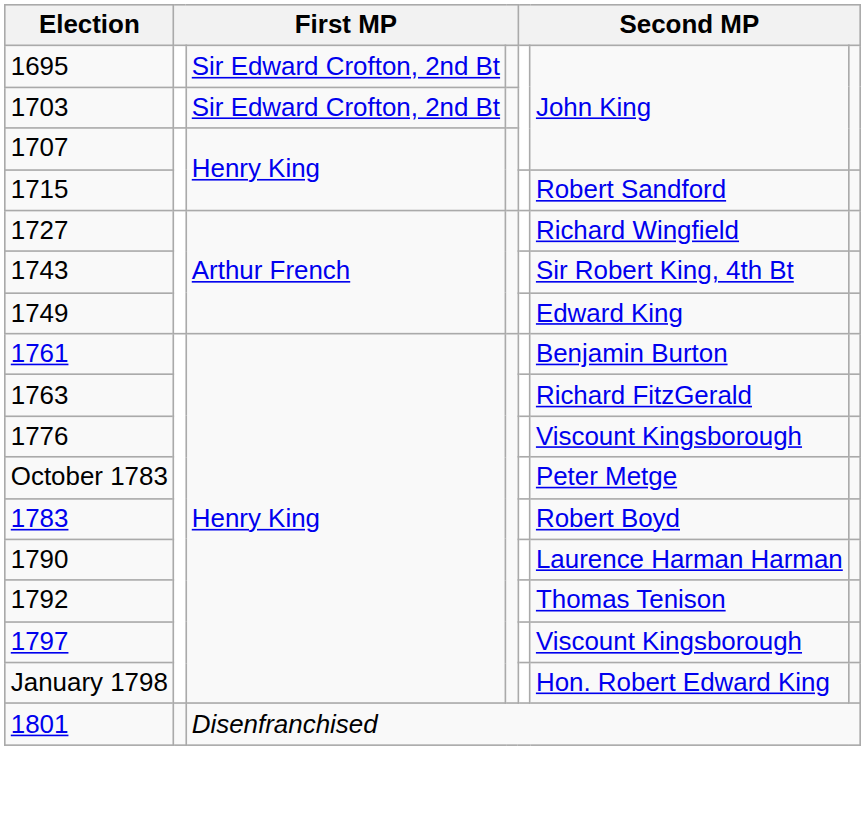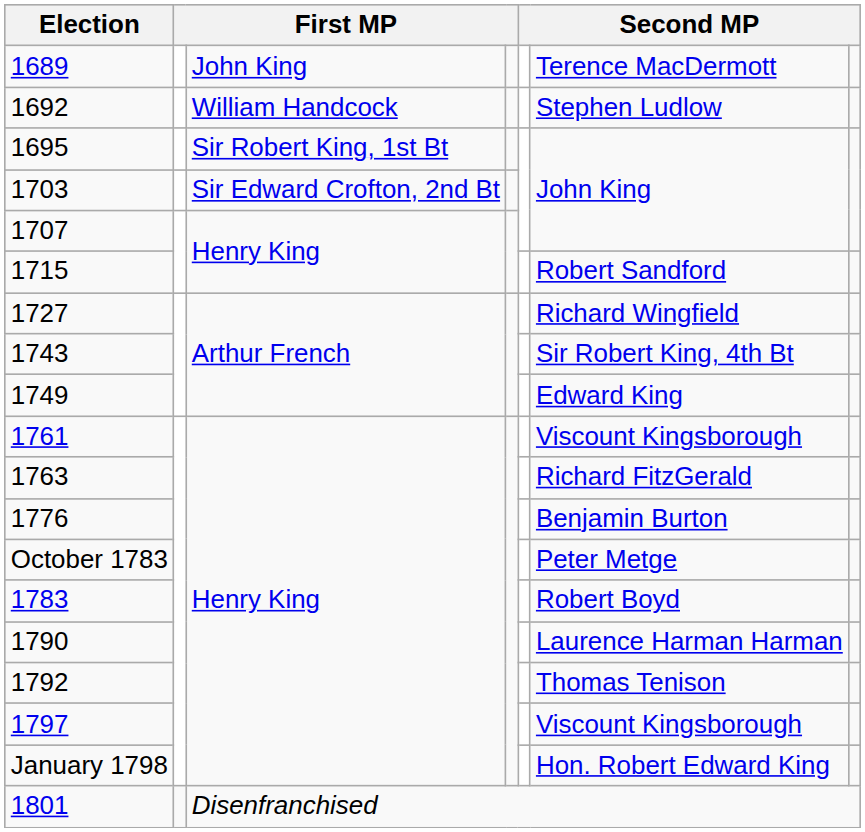+ row: (40, 66)
+ row: (40, 107)
(346, 66) Sir Edward Crofton, 2nd Bt -> (320, 148) Sir Robert King, 1st Bt
(632, 353) Benjamin Burton -> (669, 436) Viscount Kingsborough
(669, 436) Viscount Kingsborough -> (632, 518) Benjamin Burton
